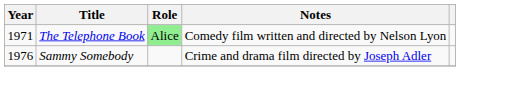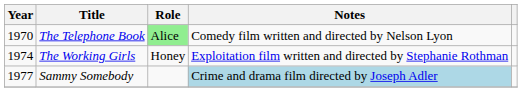(20, 35) 1971 -> (20, 35) 1970
+ row: (87, 55)
(20, 55) 1976 -> (20, 76) 1977
(308, 55) no background -> (314, 76) lightblue background
